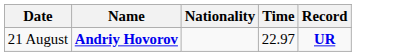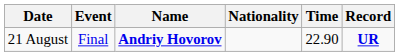+ column: (93, 16)
(278, 39) 22.97 -> (322, 39) 22.90
